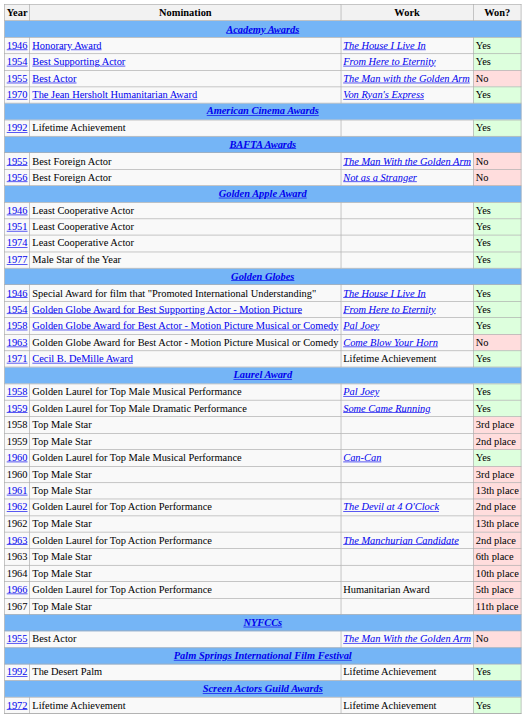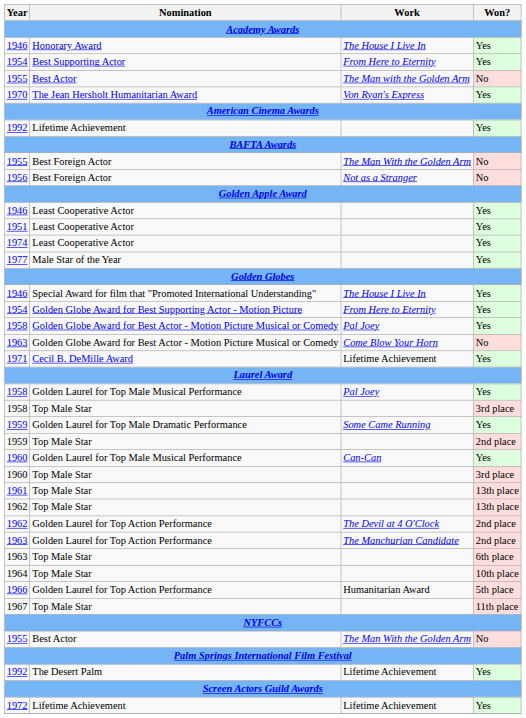rows swapped: (17, 425) <-> (17, 408)
rows swapped: (17, 507) <-> (17, 524)
